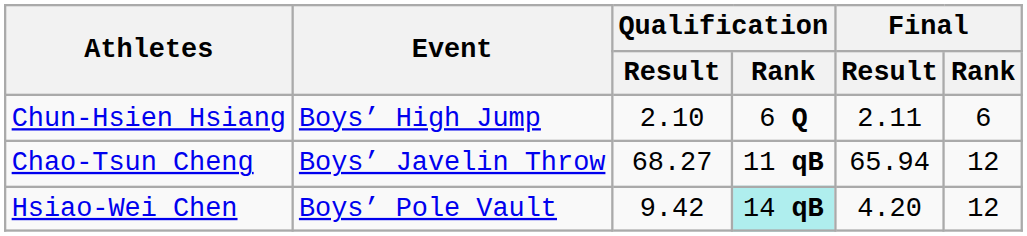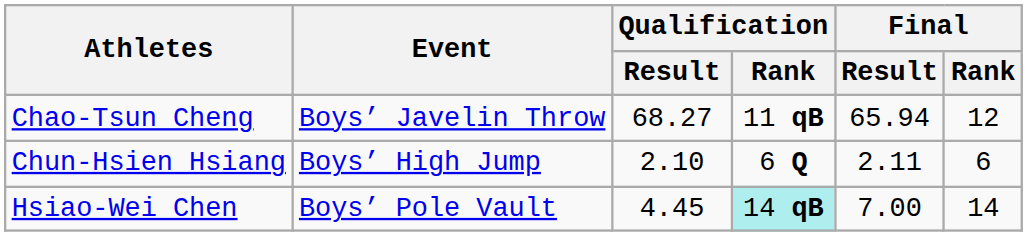rows swapped: (133, 163) <-> (149, 118)
(672, 208) 9.42 -> (672, 208) 4.45
(890, 208) 4.20 -> (890, 208) 7.00
(983, 208) 12 -> (983, 208) 14
